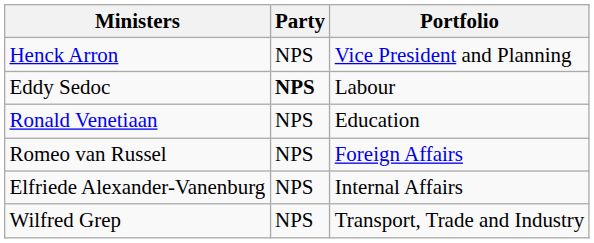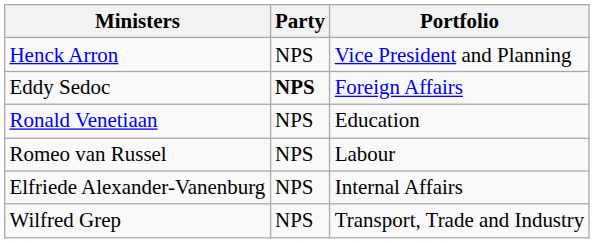(365, 87) Labour -> (399, 87) Foreign Affairs
(399, 154) Foreign Affairs -> (365, 154) Labour
